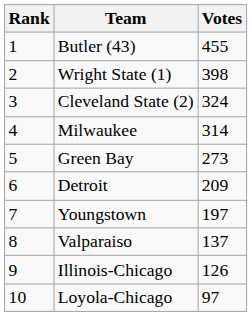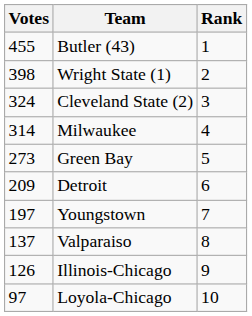columns swapped: (29, 18) <-> (222, 18)
